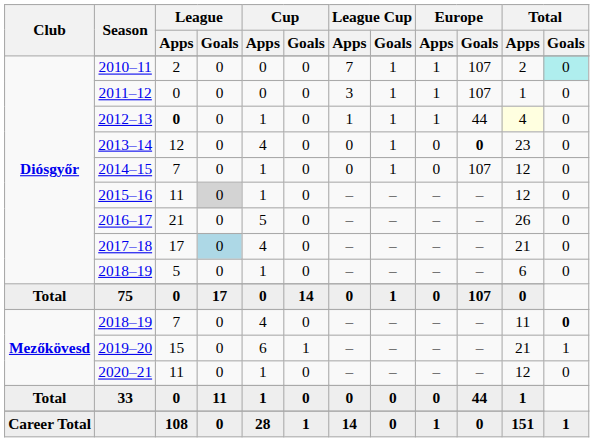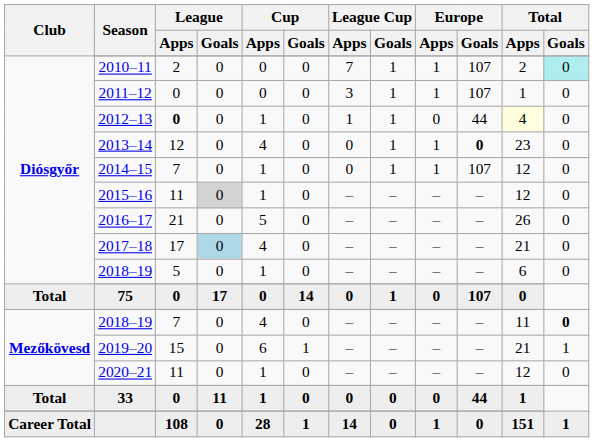(436, 119) 1 -> (436, 119) 0
(436, 144) 0 -> (436, 144) 1
(436, 170) 0 -> (436, 170) 1
